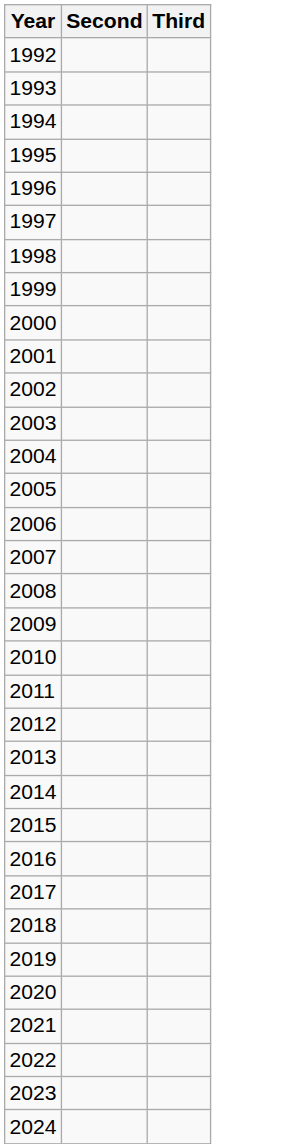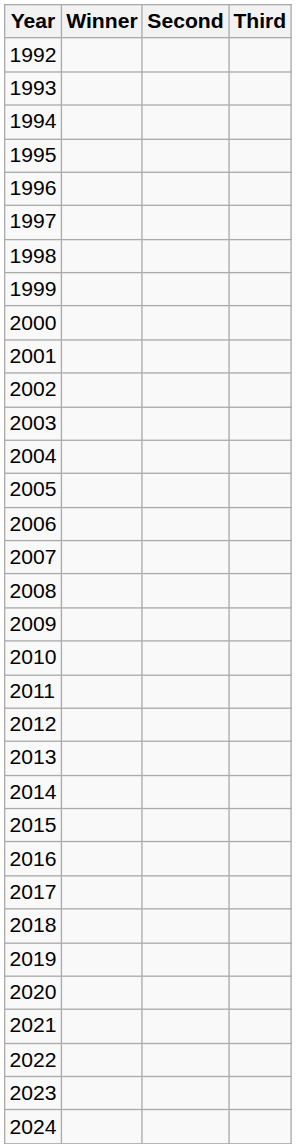+ column: (102, 21)
